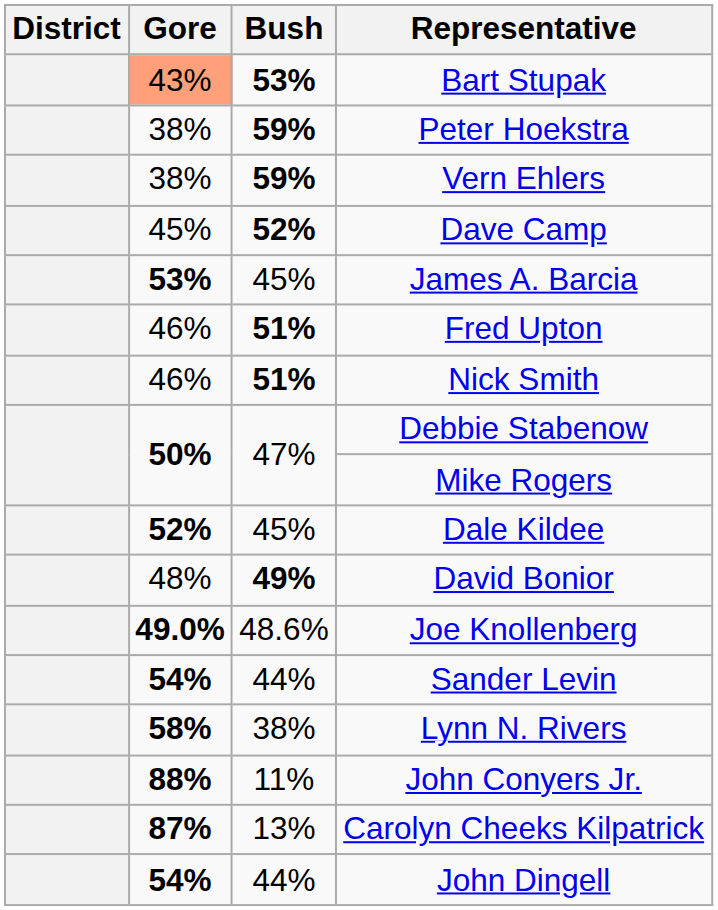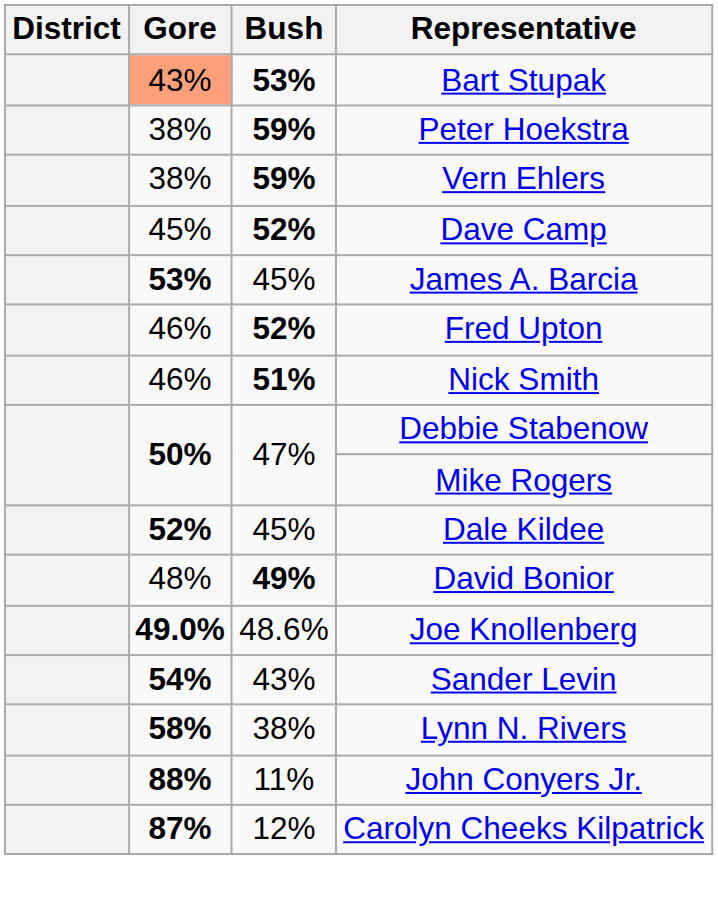(284, 329) 51% -> (284, 329) 52%
(284, 679) 44% -> (284, 679) 43%
(284, 829) 13% -> (284, 829) 12%
- row: (524, 879)
